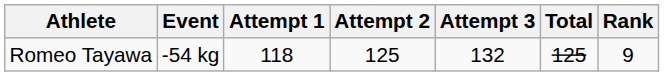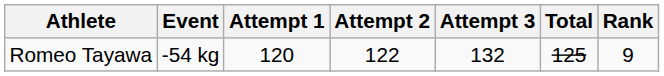(277, 54) 118 -> (277, 54) 120
(382, 54) 125 -> (382, 54) 122
